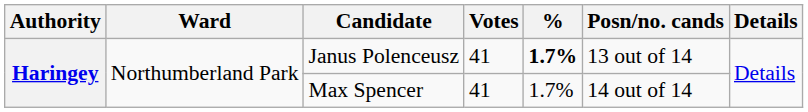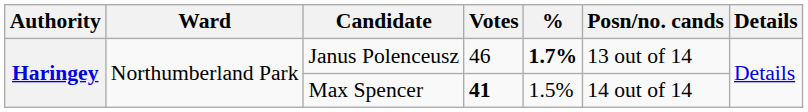(480, 55) 41 -> (480, 55) 46
(480, 90) normal -> (480, 90) bold
(551, 90) 1.7% -> (551, 90) 1.5%
